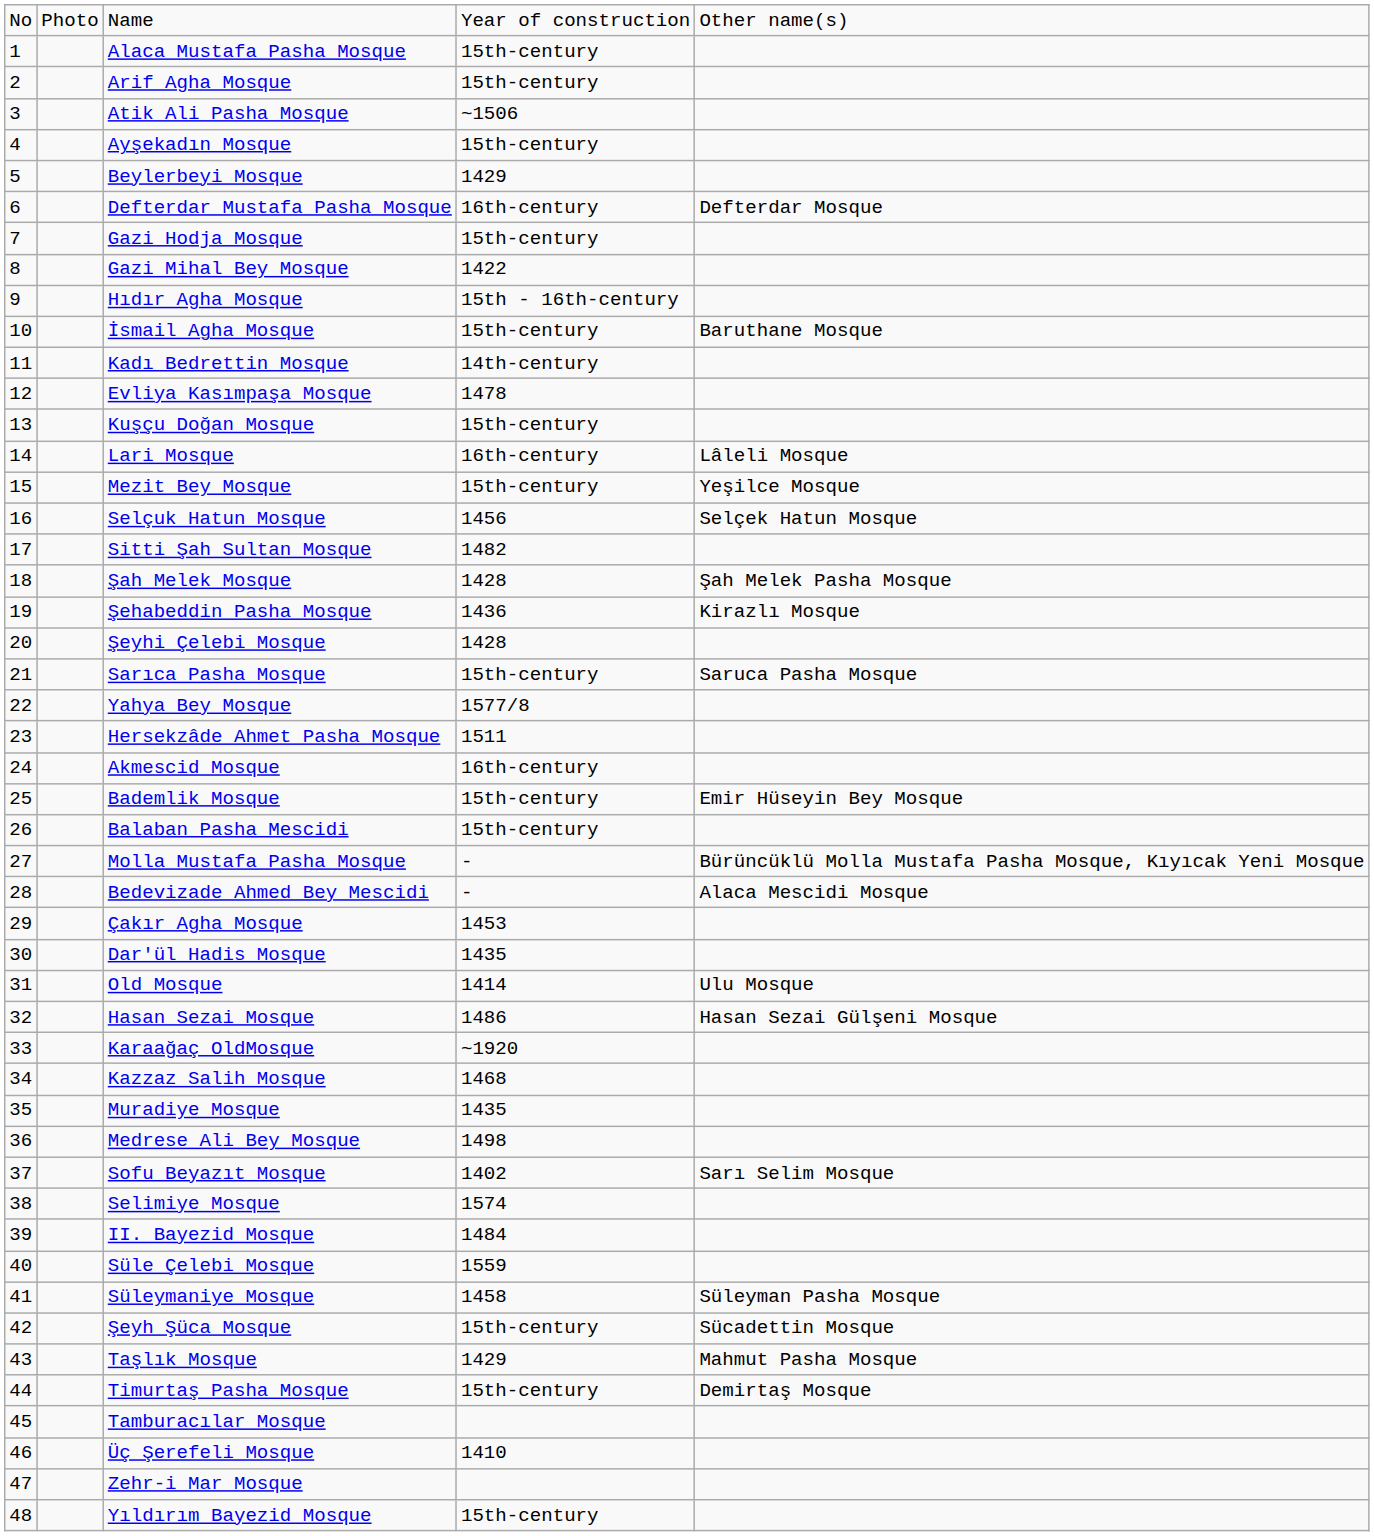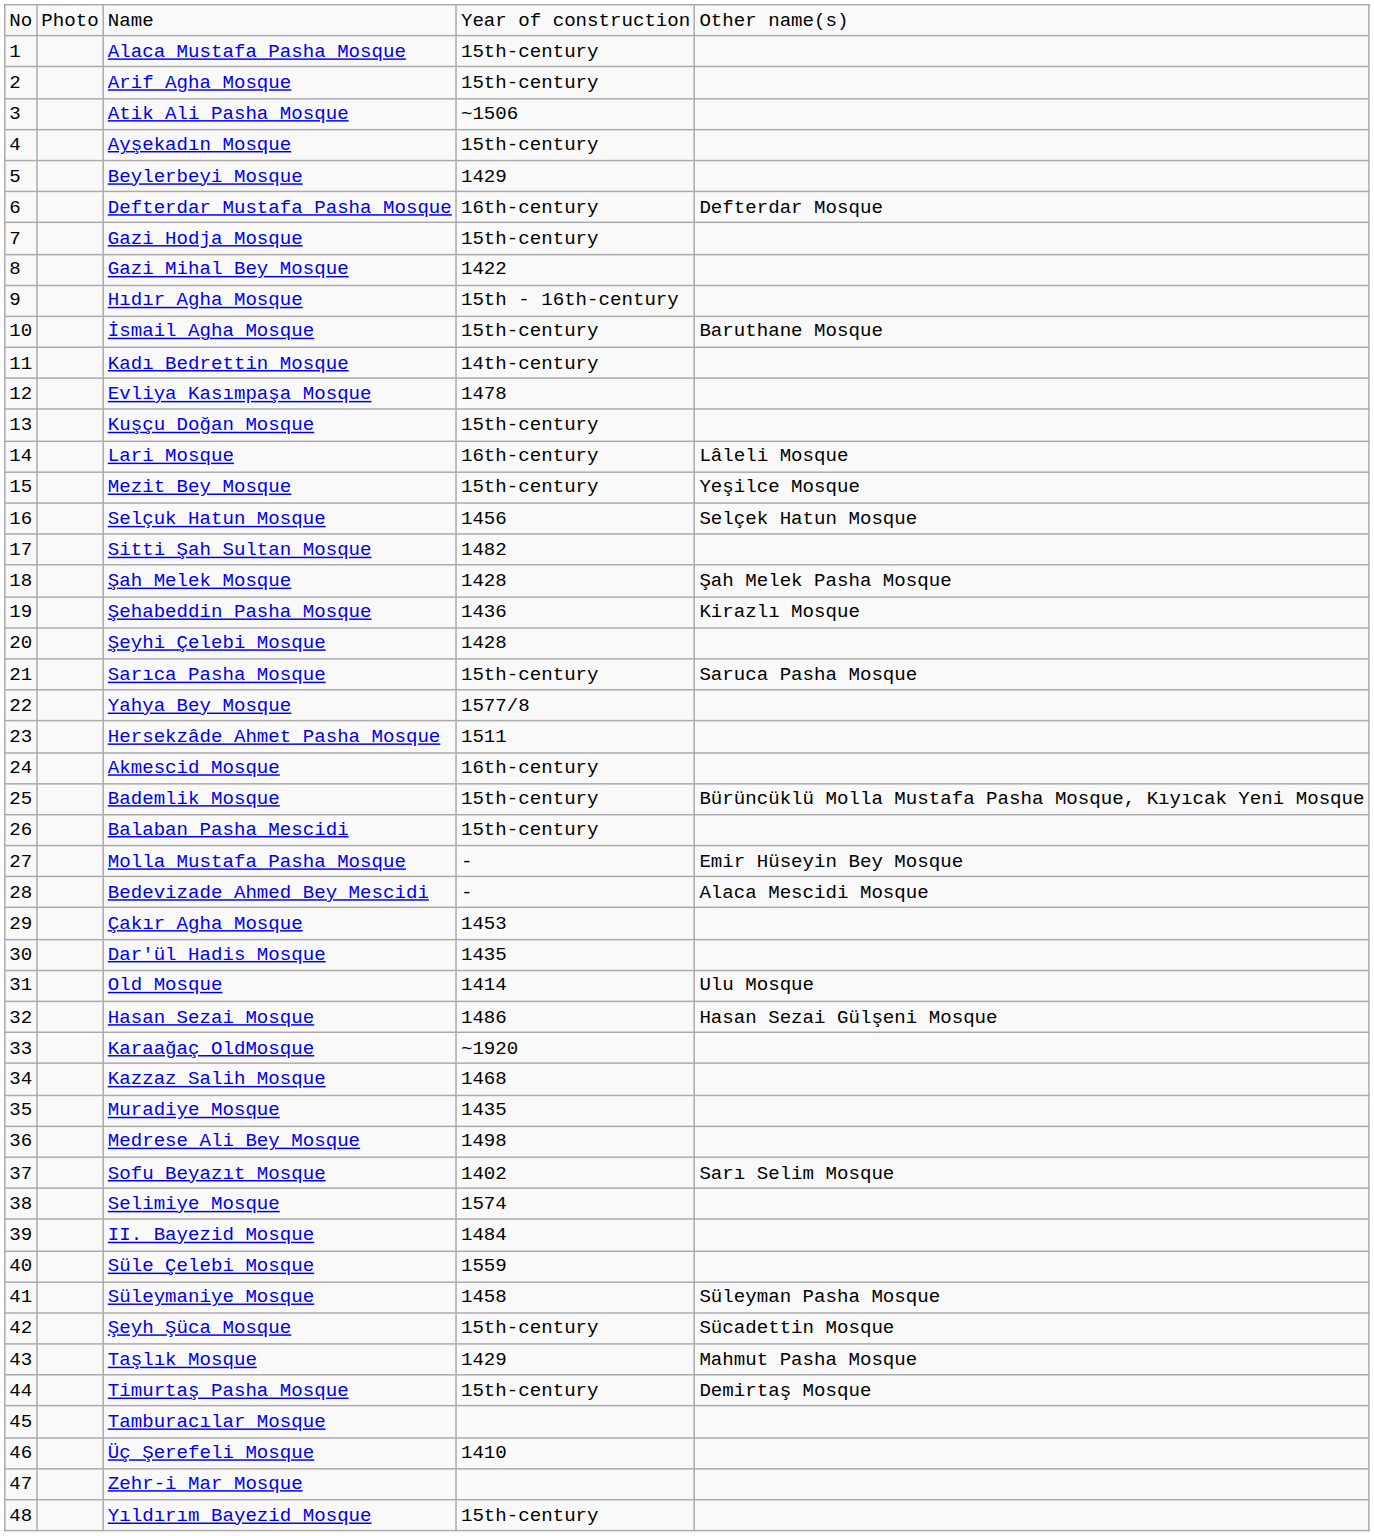(831, 799) Emir Hüseyin Bey Mosque -> (1032, 799) Bürüncüklü Molla Mustafa Pasha Mosque, Kıyıcak Yeni Mosque
(1032, 861) Bürüncüklü Molla Mustafa Pasha Mosque, Kıyıcak Yeni Mosque -> (831, 861) Emir Hüseyin Bey Mosque
